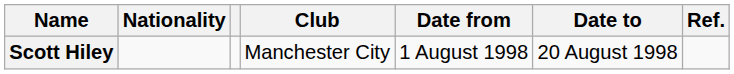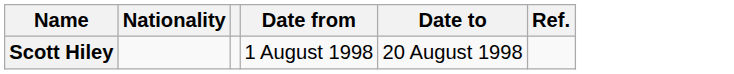- column: (317, 20)
